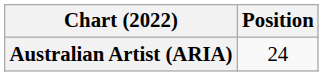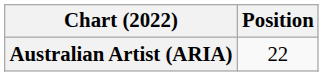(278, 53) 24 -> (278, 53) 22
